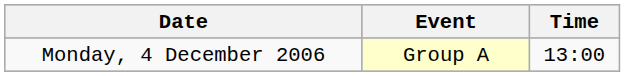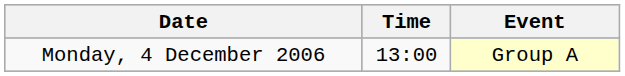columns swapped: (574, 22) <-> (446, 22)
